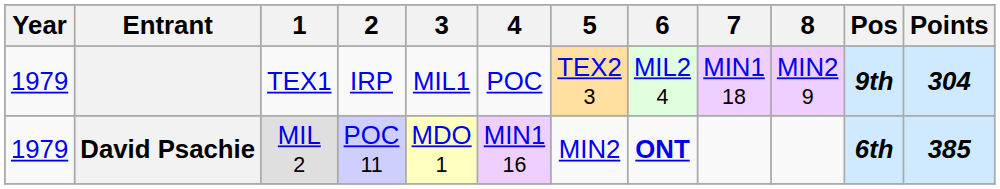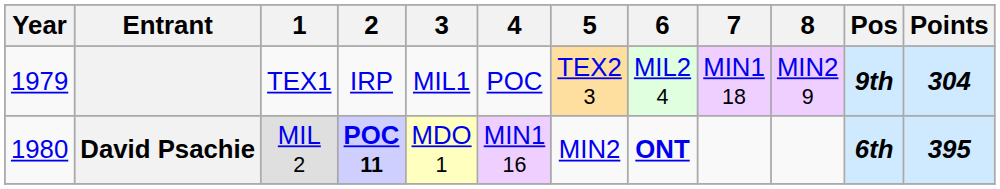(40, 150) 1979 -> (40, 150) 1980
(372, 150) normal -> (372, 150) bold
(949, 150) 385 -> (949, 150) 395
